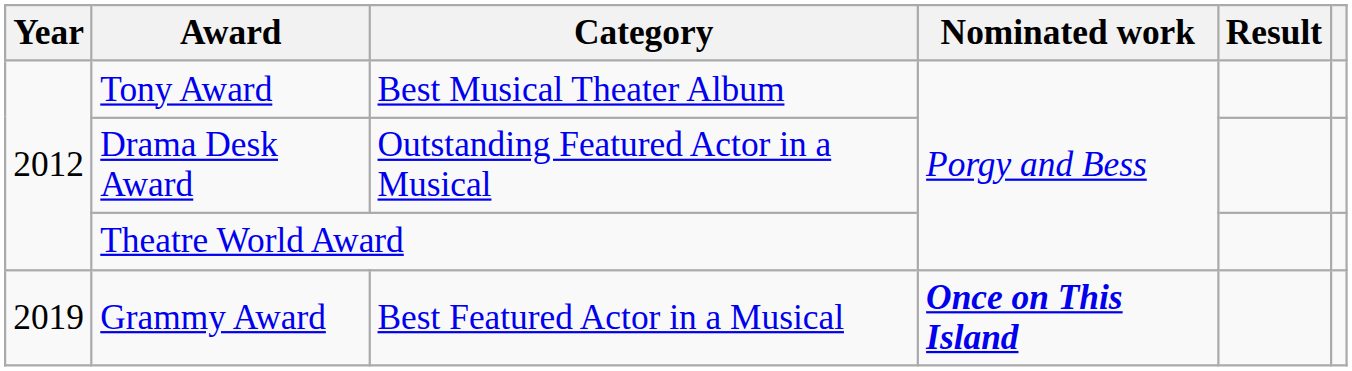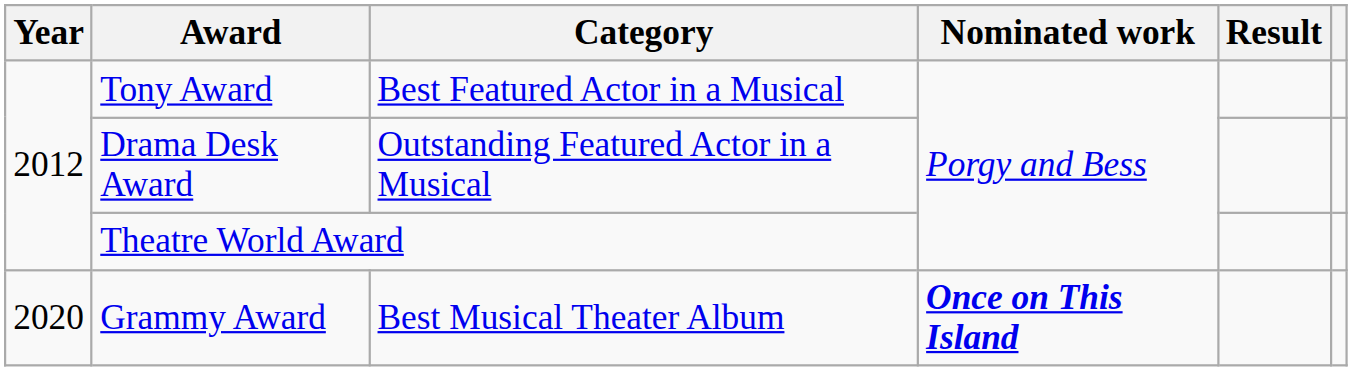(581, 88) Best Musical Theater Album -> (611, 88) Best Featured Actor in a Musical
(49, 316) 2019 -> (49, 316) 2020
(611, 316) Best Featured Actor in a Musical -> (581, 316) Best Musical Theater Album
